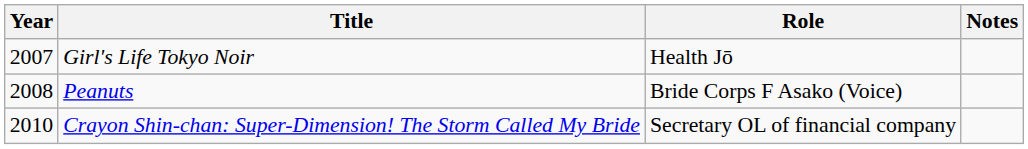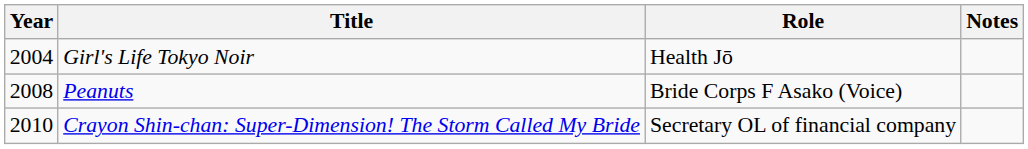(31, 56) 2007 -> (31, 56) 2004
